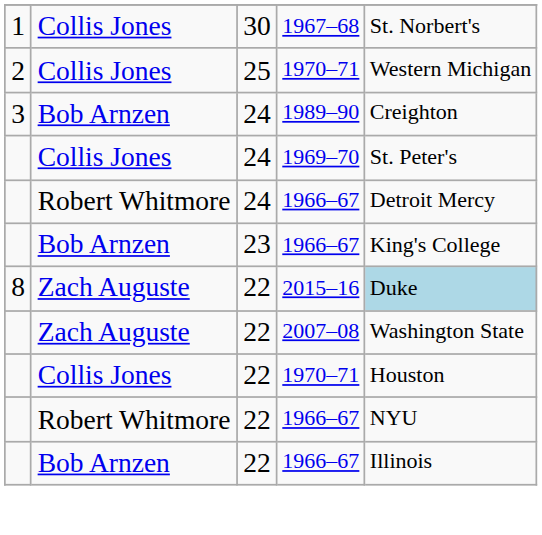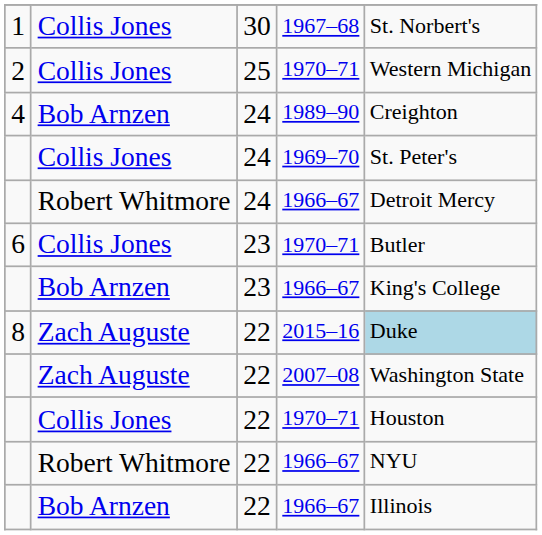(18, 113) 3 -> (18, 113) 4
+ row: (257, 244)
